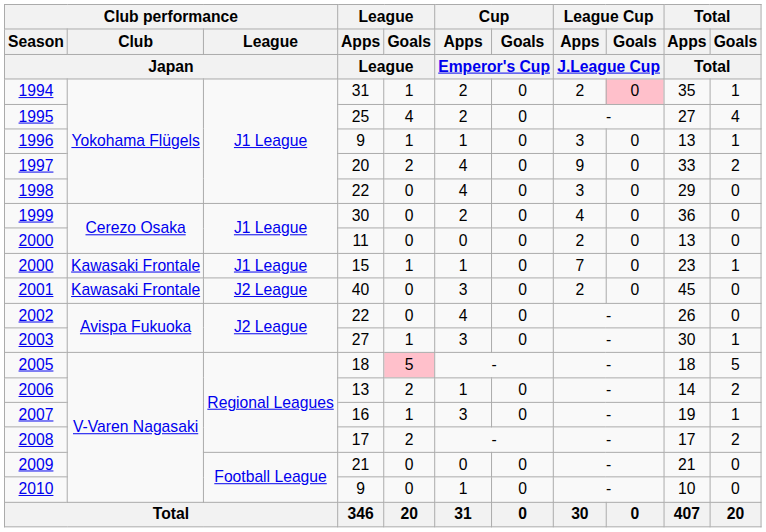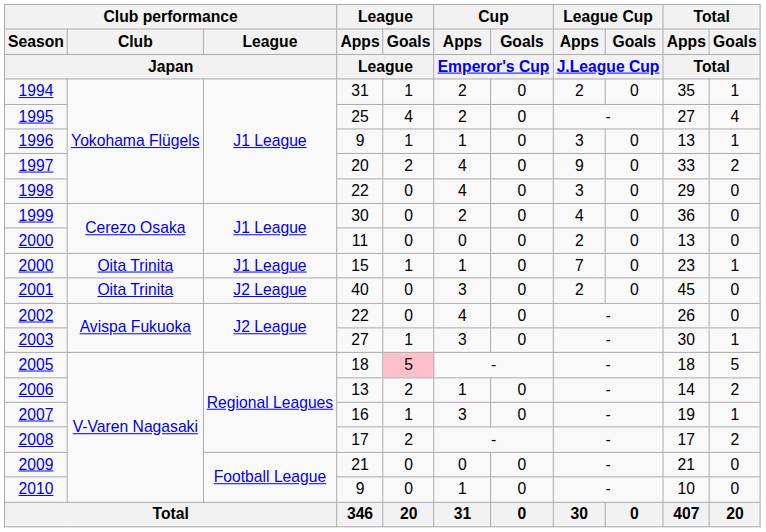(635, 91) pink background -> (634, 91) no background
(136, 265) Kawasaki Frontale -> (135, 265) Oita Trinita
(136, 290) Kawasaki Frontale -> (135, 290) Oita Trinita
